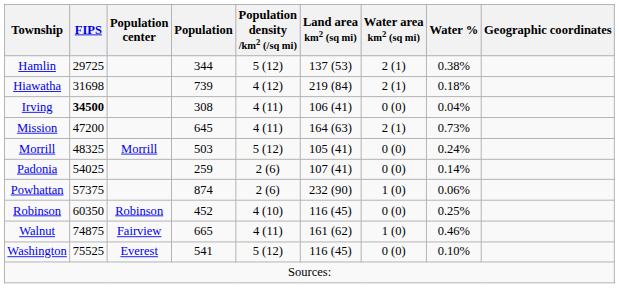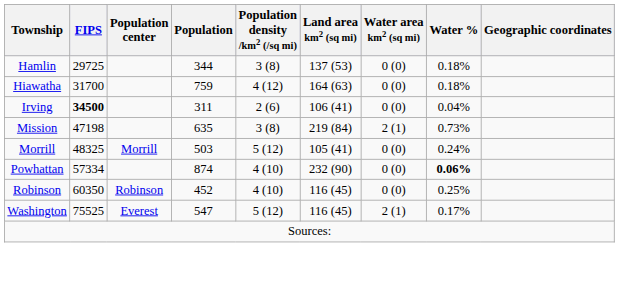(268, 66) 5 (12) -> (268, 66) 3 (8)
(394, 66) 2 (1) -> (394, 66) 0 (0)
(454, 66) 0.38% -> (454, 66) 0.18%
(88, 86) 31698 -> (88, 86) 31700
(203, 86) 739 -> (203, 86) 759
(330, 86) 219 (84) -> (330, 86) 164 (63)
(394, 86) 2 (1) -> (394, 86) 0 (0)
(203, 107) 308 -> (203, 107) 311
(268, 107) 4 (11) -> (268, 107) 2 (6)
(88, 128) 47200 -> (88, 128) 47198
(203, 128) 645 -> (203, 128) 635
(268, 128) 4 (11) -> (268, 128) 3 (8)
(330, 128) 164 (63) -> (330, 128) 219 (84)
- row: (37, 169)
(88, 190) 57375 -> (88, 169) 57334
(268, 190) 2 (6) -> (268, 169) 4 (10)
(394, 190) 1 (0) -> (394, 169) 0 (0)
(454, 190) normal -> (454, 169) bold
- row: (37, 231)
(203, 252) 541 -> (203, 210) 547
(394, 252) 0 (0) -> (394, 210) 2 (1)
(454, 252) 0.10% -> (454, 210) 0.17%
